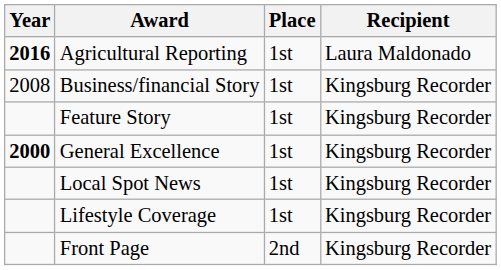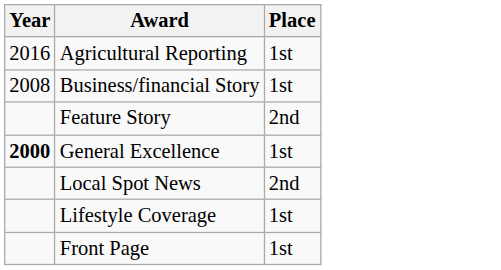- column: (408, 20)
(30, 53) bold -> (30, 53) normal
(281, 118) 1st -> (284, 118) 2nd
(281, 183) 1st -> (284, 183) 2nd
(284, 248) 2nd -> (281, 248) 1st
